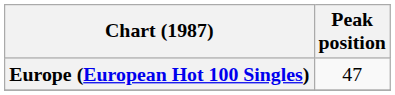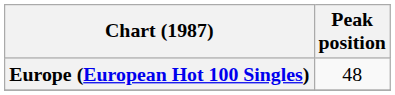(352, 74) 47 -> (352, 74) 48
